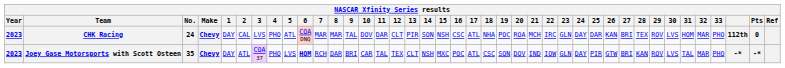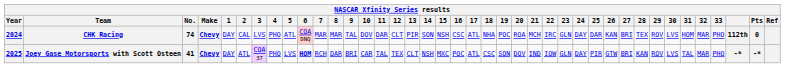(14, 35) 2023 -> (14, 35) 2024
(190, 35) 24 -> (190, 35) 74
(14, 53) 2023 -> (14, 53) 2025
(190, 53) 35 -> (190, 53) 41
